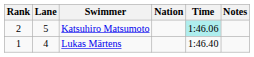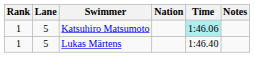(18, 28) 2 -> (18, 28) 1
(46, 44) 4 -> (46, 44) 5
